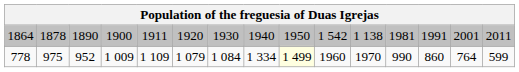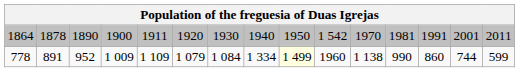(368, 35) 1 138 -> (368, 35) 1970
(53, 56) 975 -> (53, 56) 891
(368, 56) 1970 -> (368, 56) 1 138
(467, 56) 764 -> (467, 56) 744
